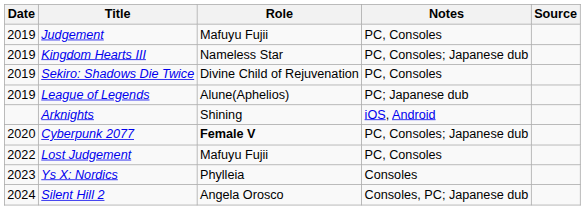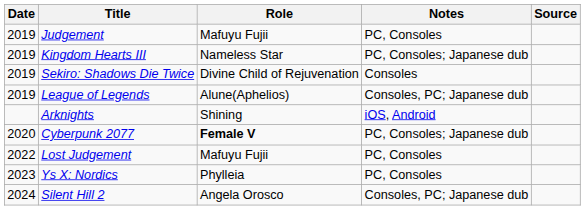(403, 74) PC, Consoles -> (391, 74) Consoles
(417, 94) PC; Japanese dub -> (446, 94) Consoles, PC; Japanese dub
(391, 174) Consoles -> (403, 174) PC, Consoles
